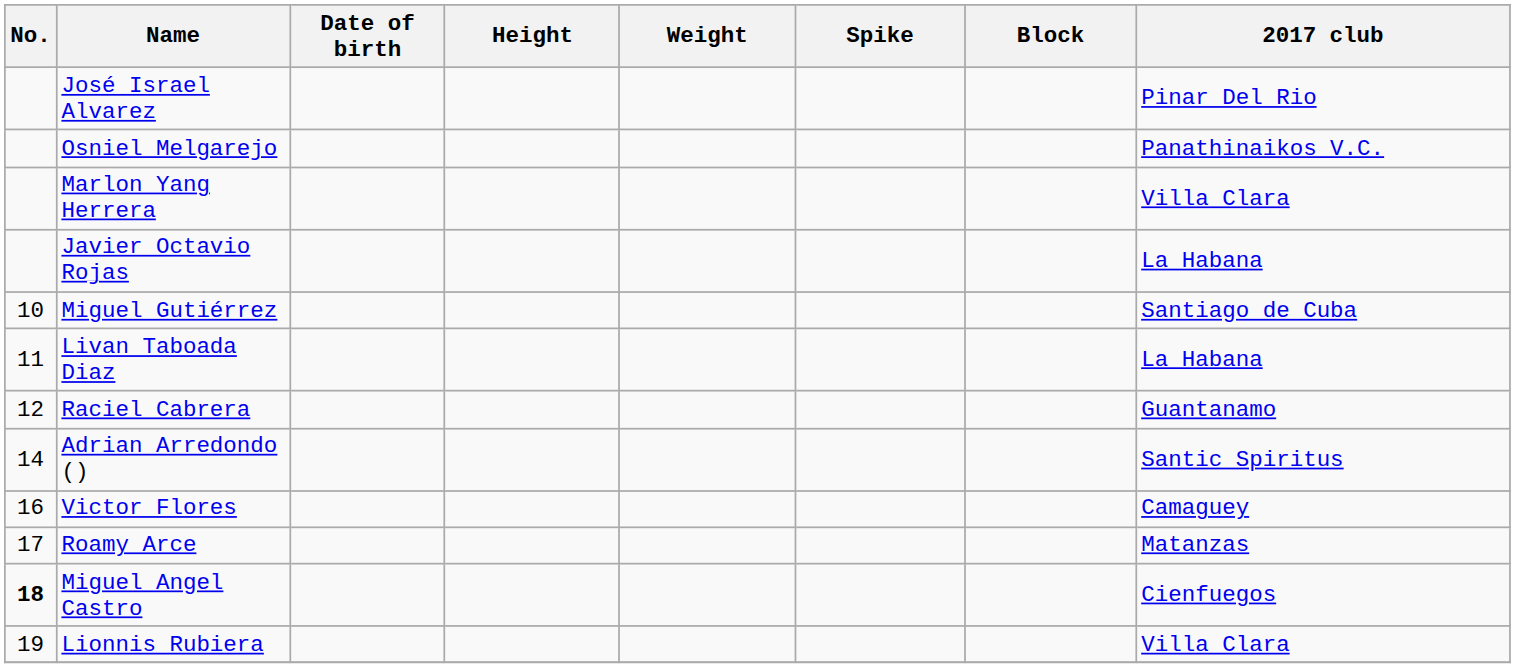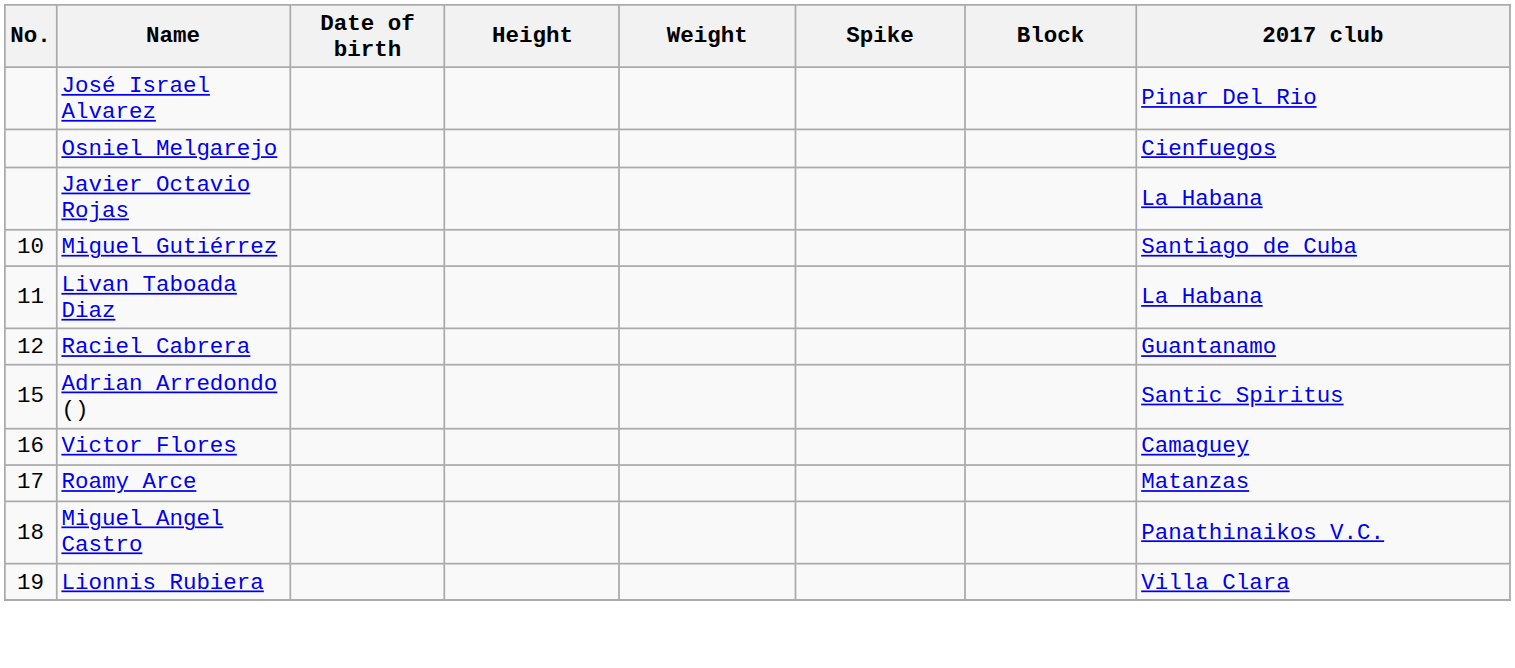(1263, 148) Panathinaikos V.C. -> (1209, 148) Cienfuegos
- row: (136, 198)
(30, 459) 14 -> (30, 397) 15
(30, 595) bold -> (30, 532) normal
(1209, 595) Cienfuegos -> (1263, 532) Panathinaikos V.C.
